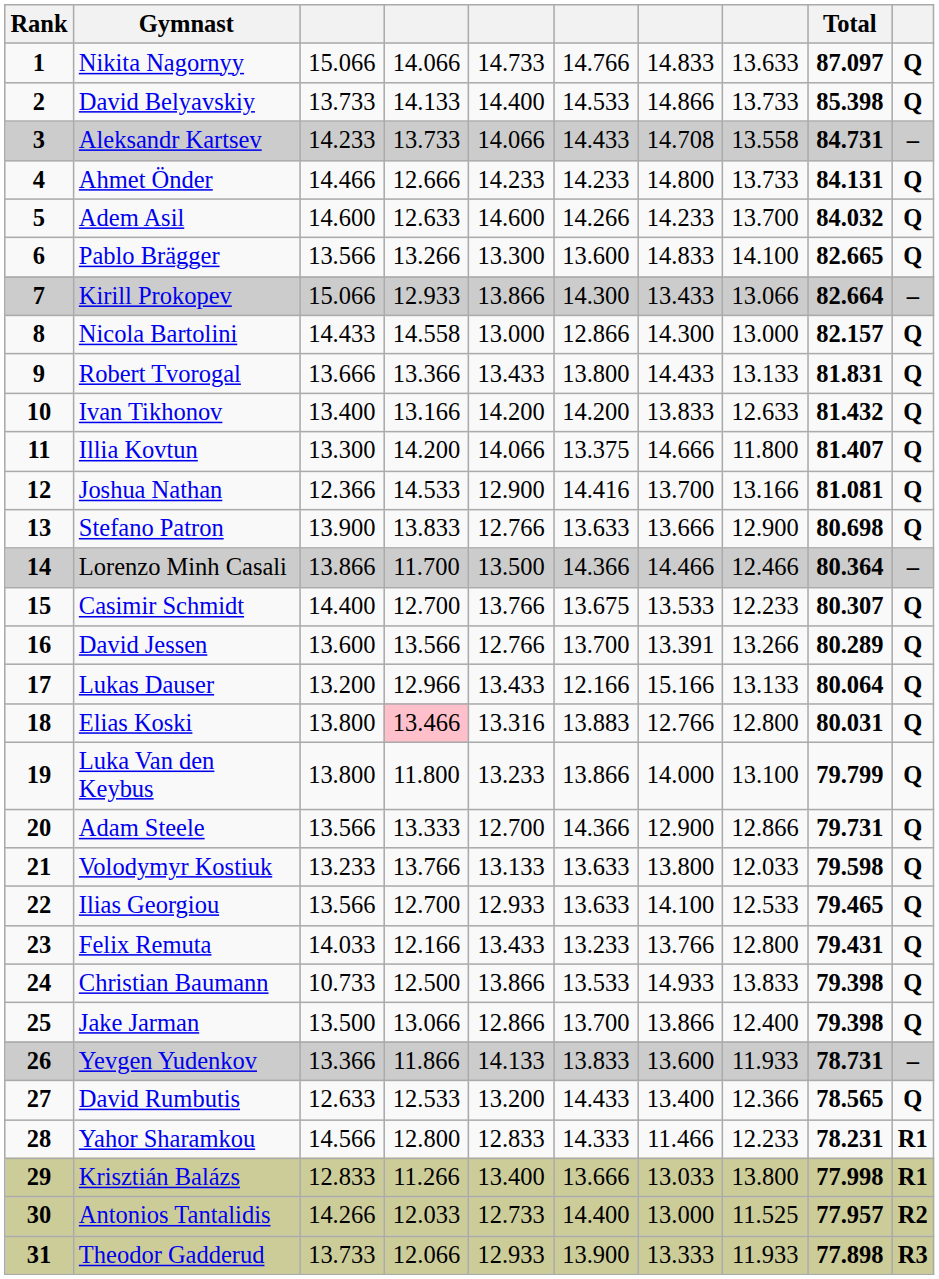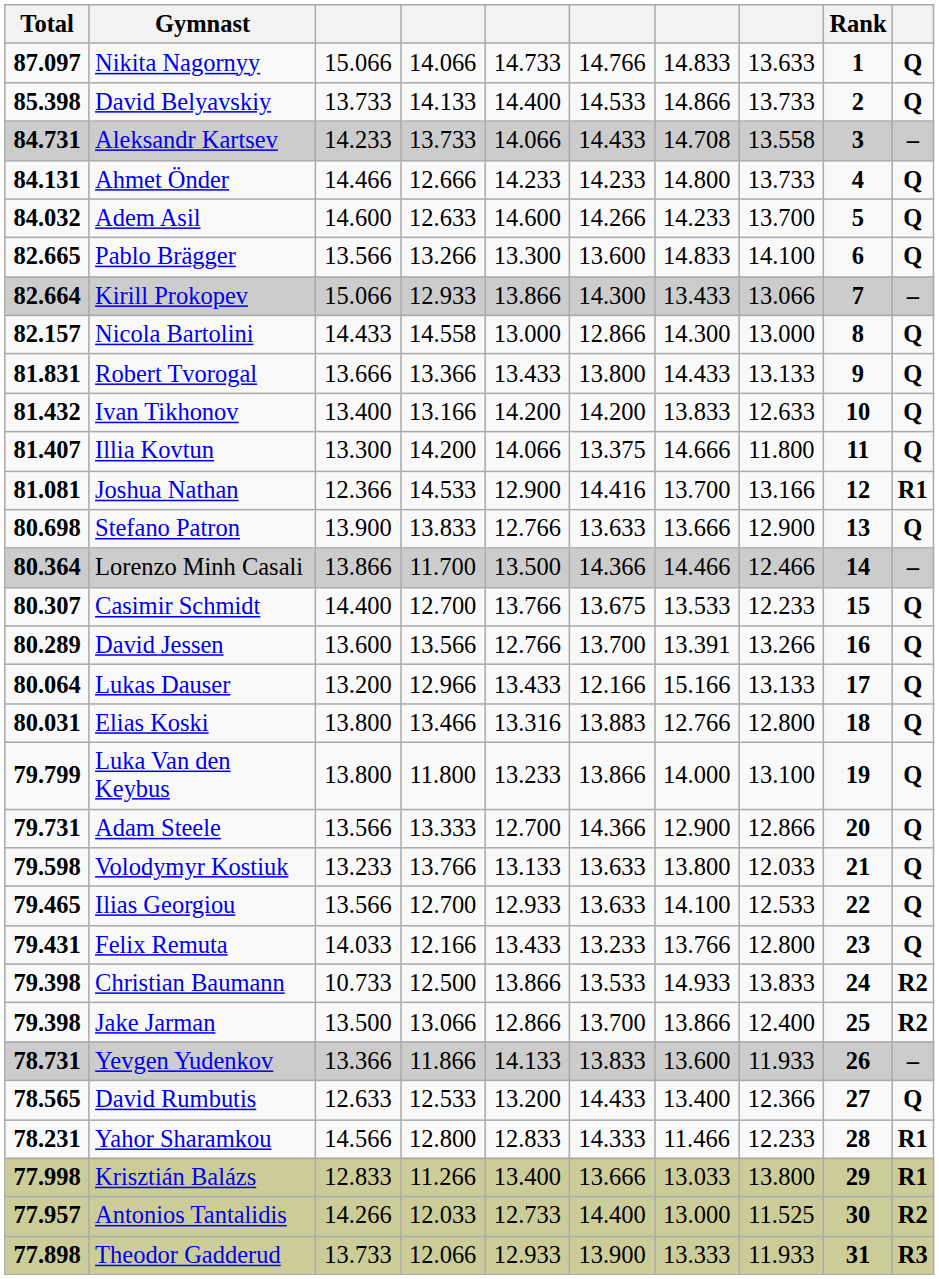columns swapped: (39, 23) <-> (850, 23)
(913, 489) Q -> (913, 489) R1
(426, 722) pink background -> (443, 722) no background
(913, 983) Q -> (913, 983) R2
(913, 1022) Q -> (913, 1022) R2
